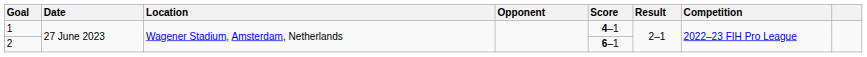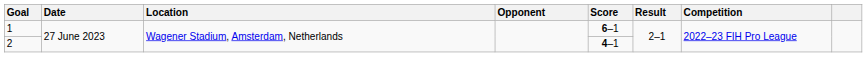(610, 29) 4–1 -> (610, 29) 6–1
(610, 45) 6–1 -> (610, 45) 4–1
